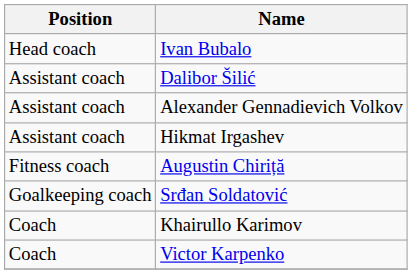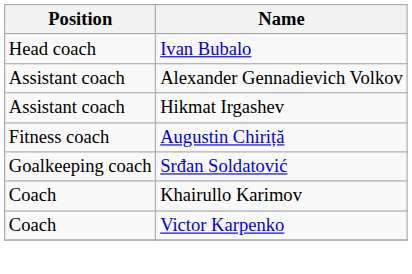- row: (208, 78)
